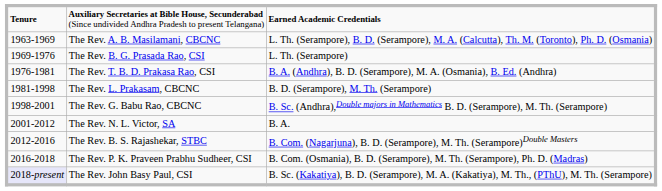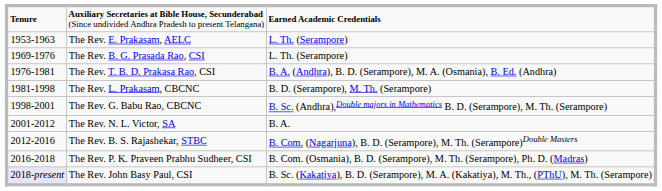+ row: (130, 40)
- row: (145, 40)
